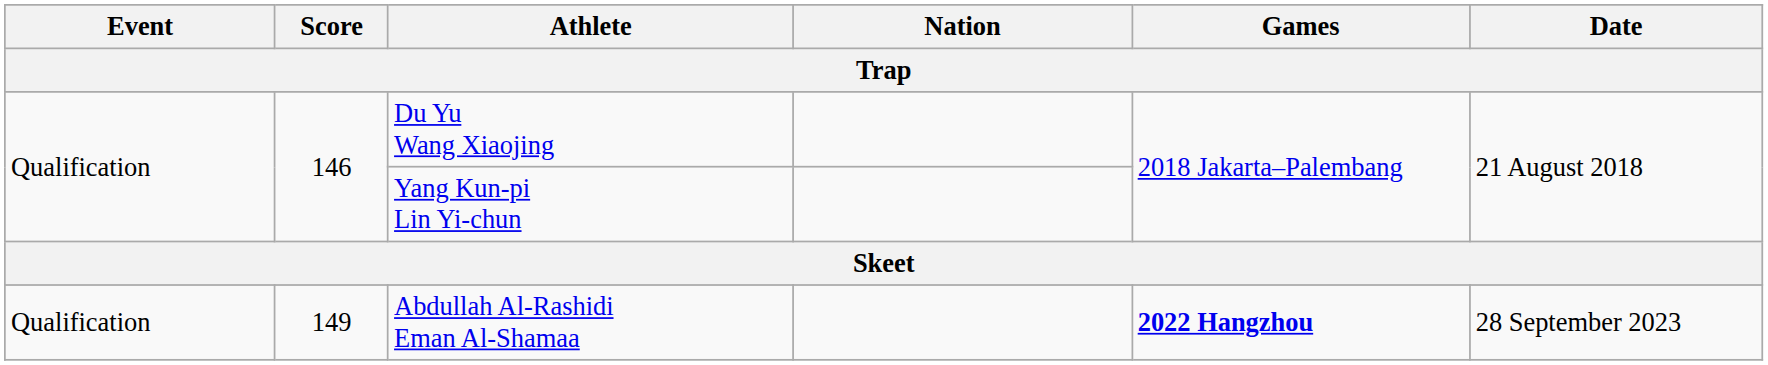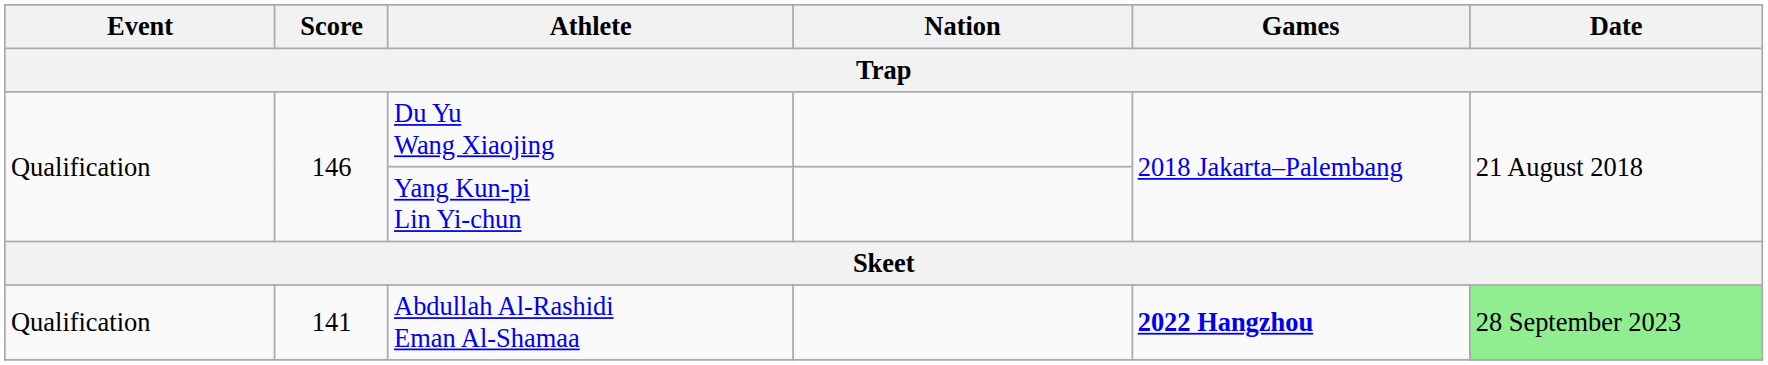(332, 322) 149 -> (332, 322) 141
(1578, 322) no background -> (1578, 322) lightgreen background
